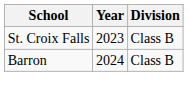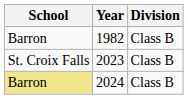+ row: (110, 37)
(27, 60) no background -> (27, 82) khaki background
